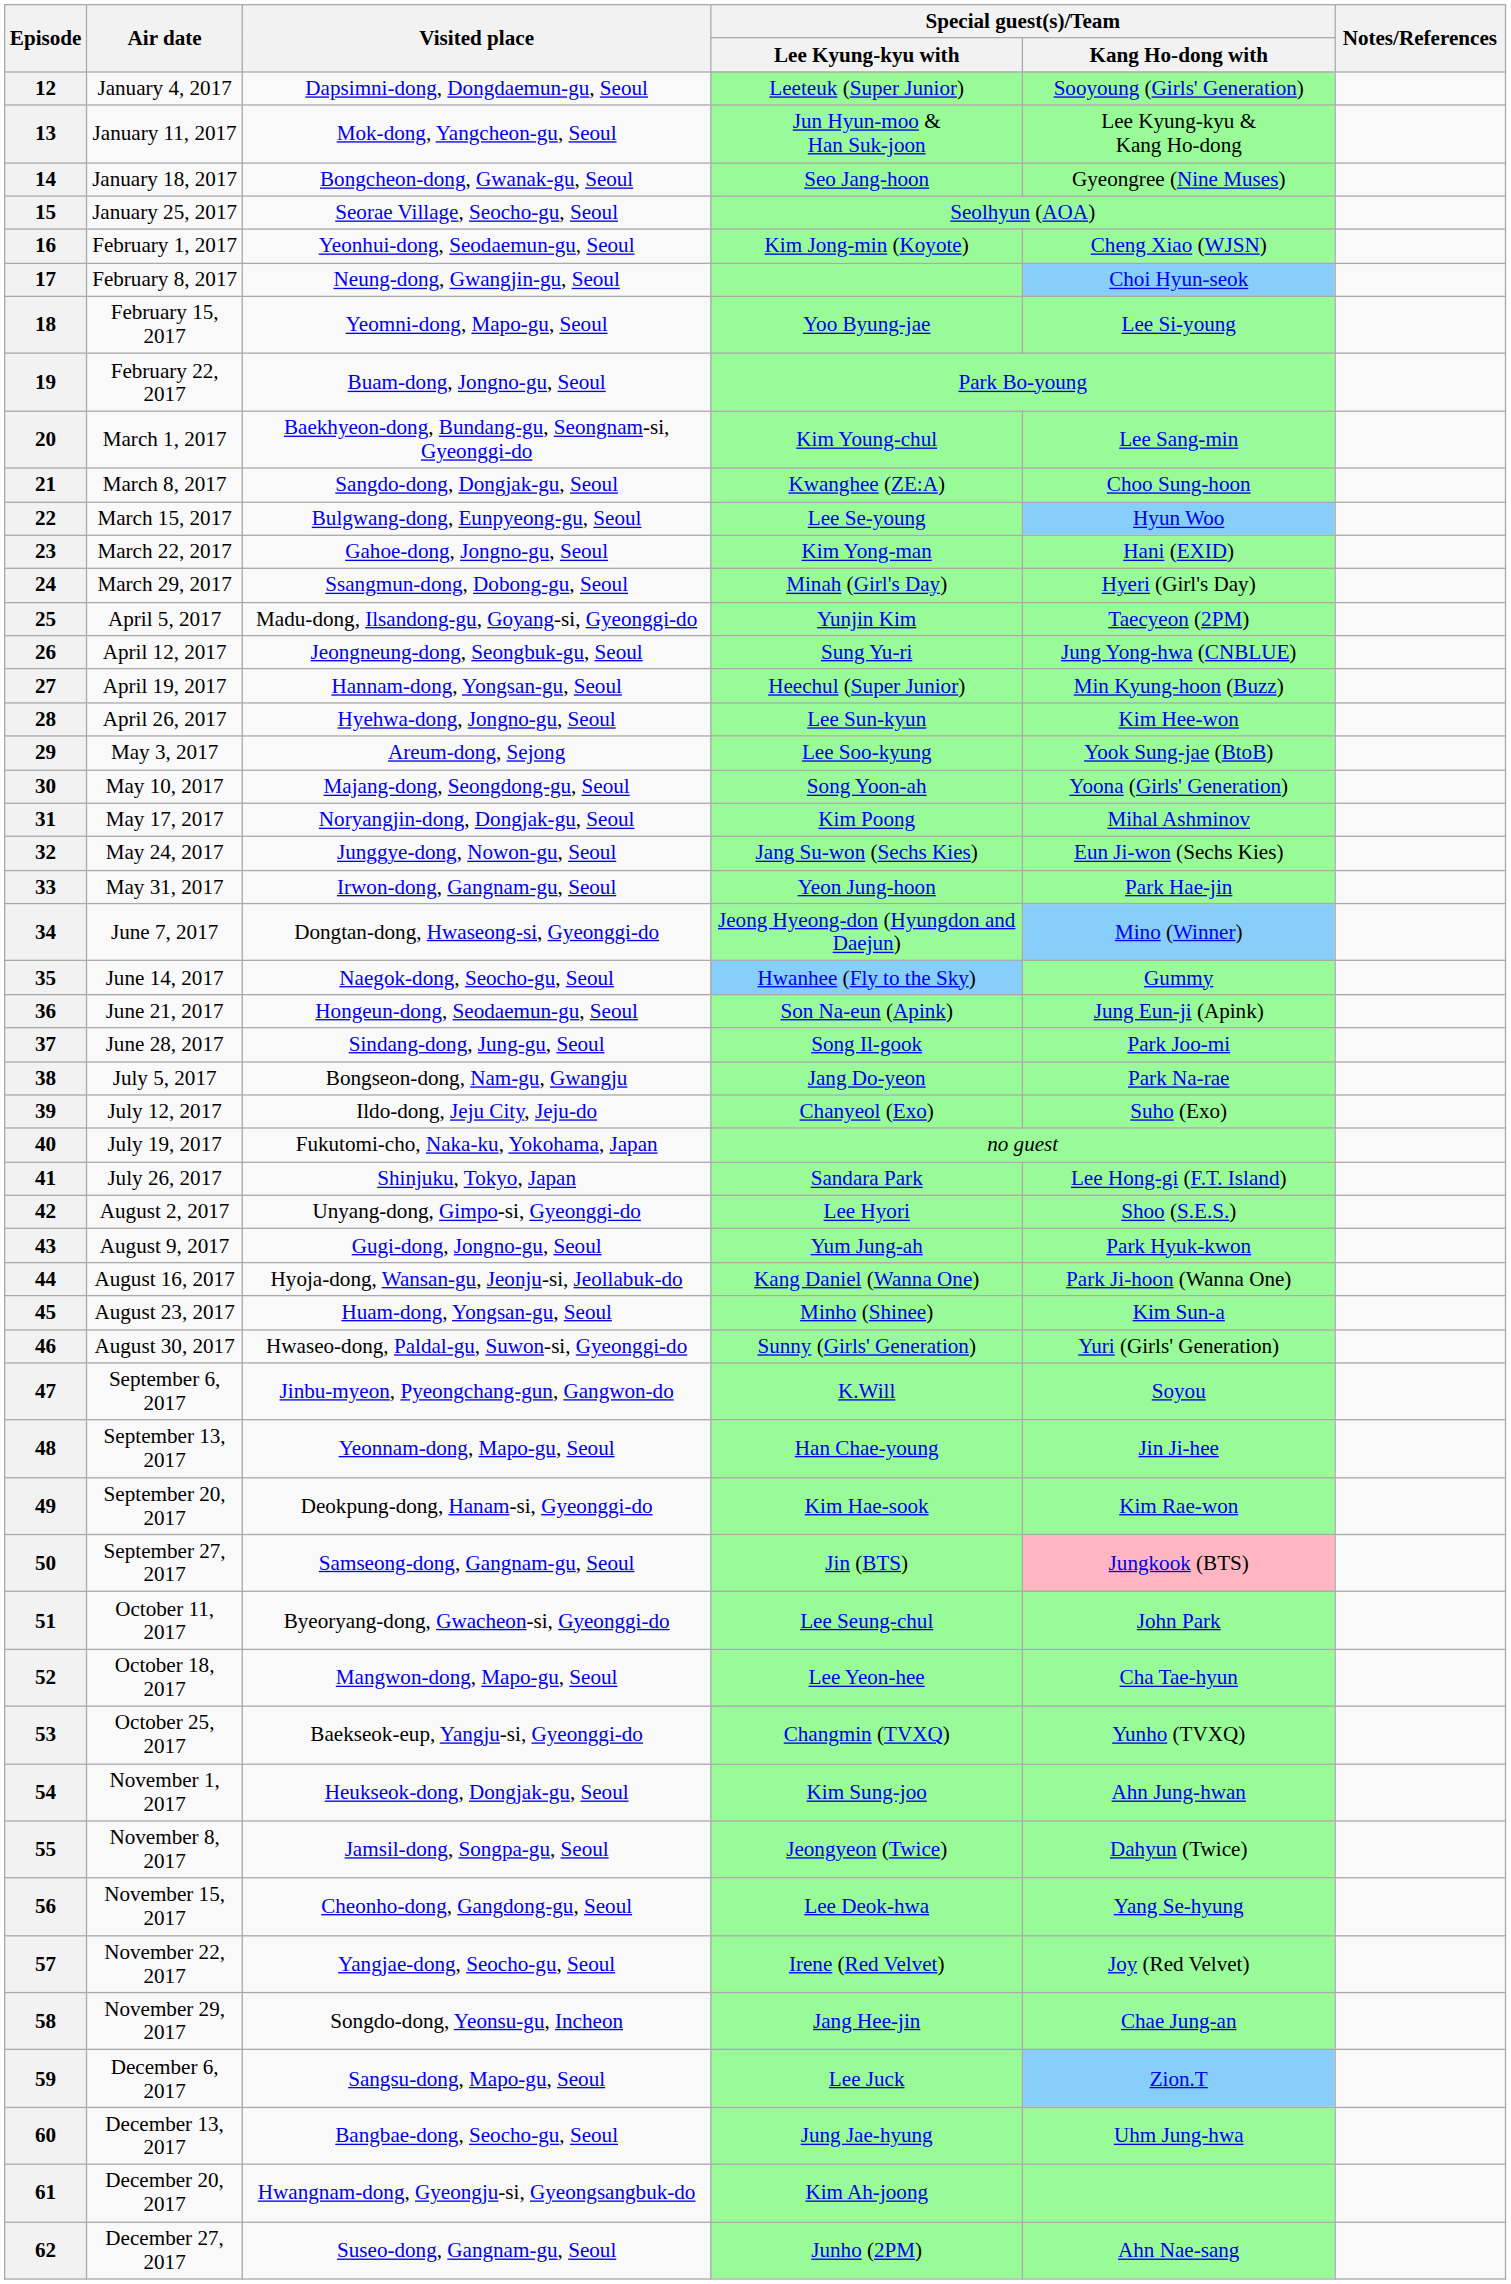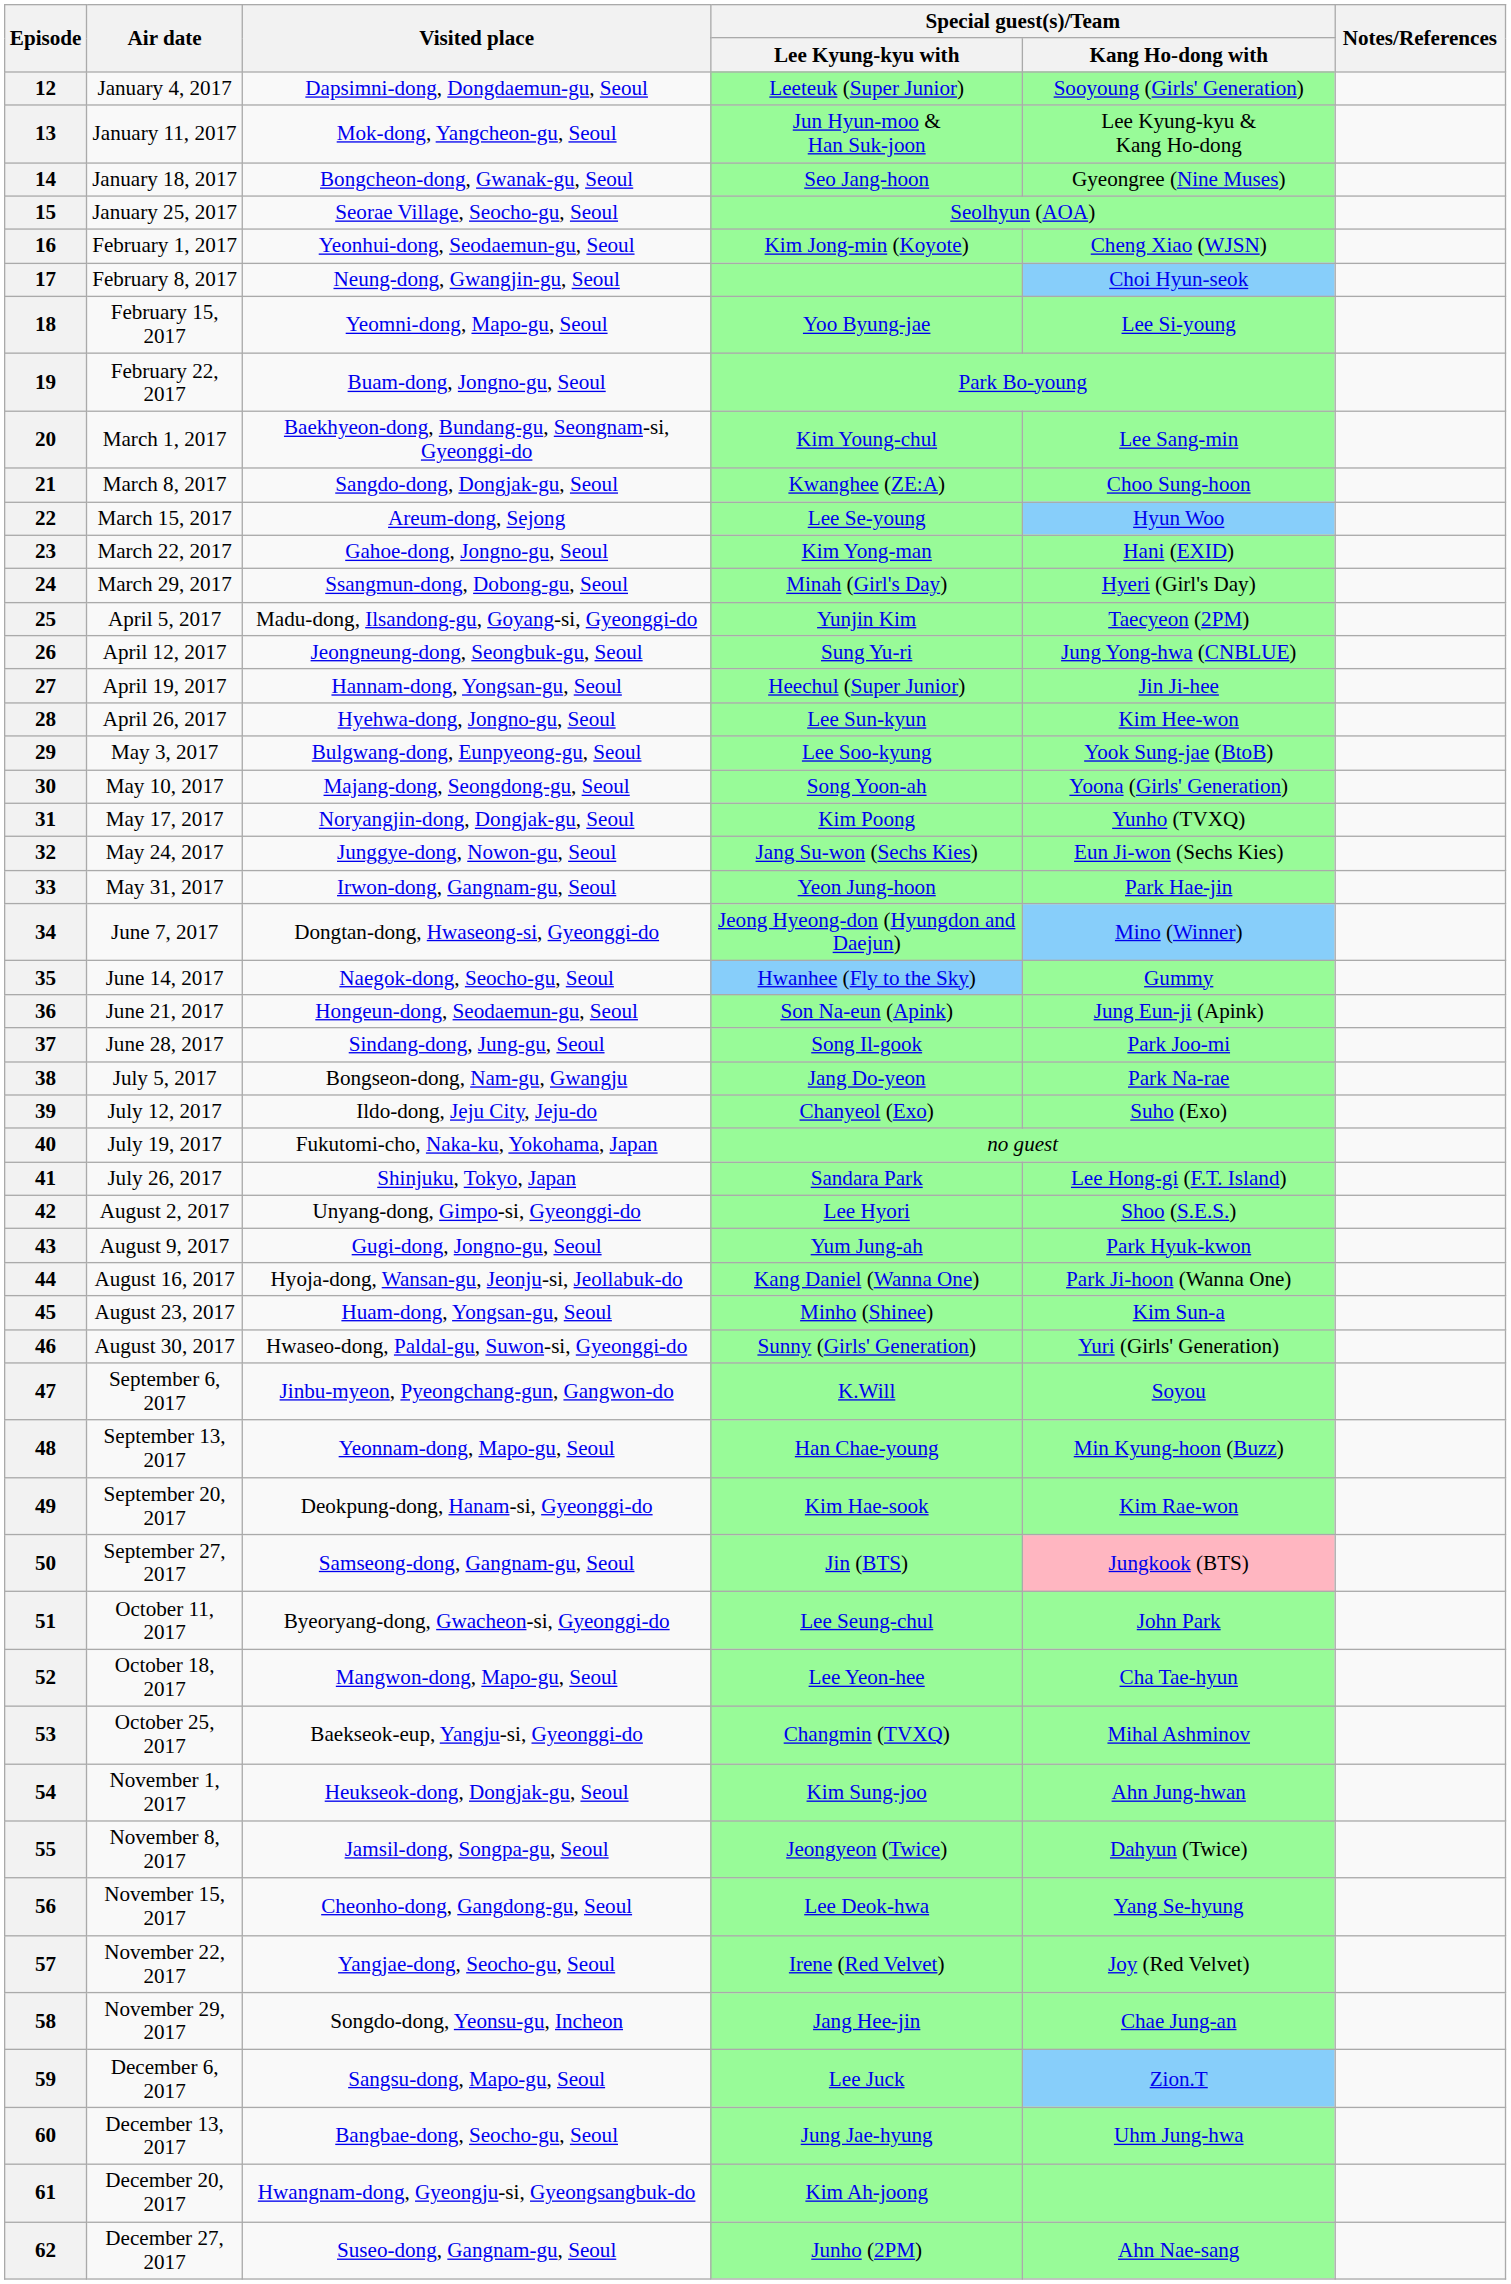(477, 518) Bulgwang-dong, Eunpyeong-gu, Seoul -> (477, 518) Areum-dong, Sejong
(1179, 685) Min Kyung-hoon (Buzz) -> (1179, 685) Jin Ji-hee
(477, 752) Areum-dong, Sejong -> (477, 752) Bulgwang-dong, Eunpyeong-gu, Seoul
(1179, 819) Mihal Ashminov -> (1179, 819) Yunho (TVXQ)
(1179, 1448) Jin Ji-hee -> (1179, 1448) Min Kyung-hoon (Buzz)
(1179, 1734) Yunho (TVXQ) -> (1179, 1734) Mihal Ashminov
